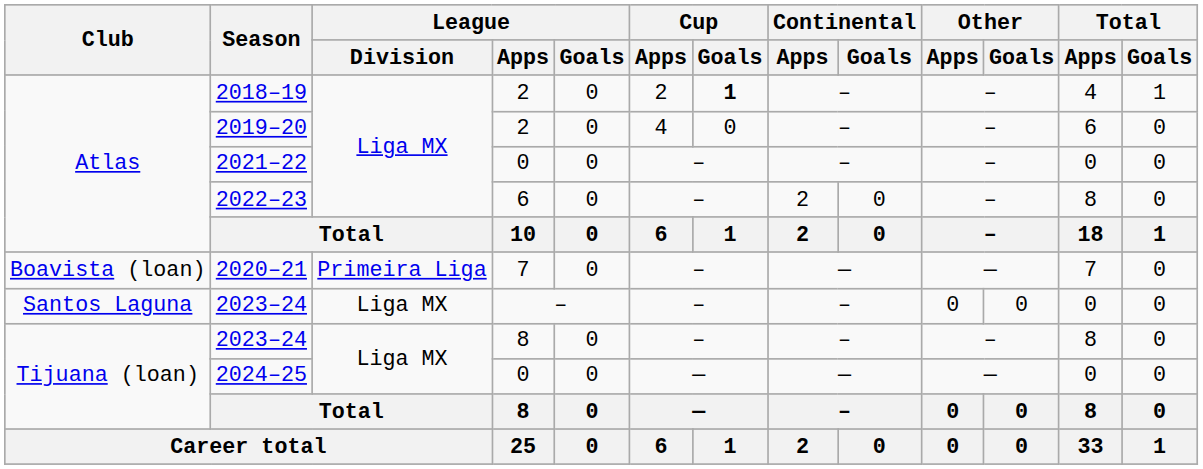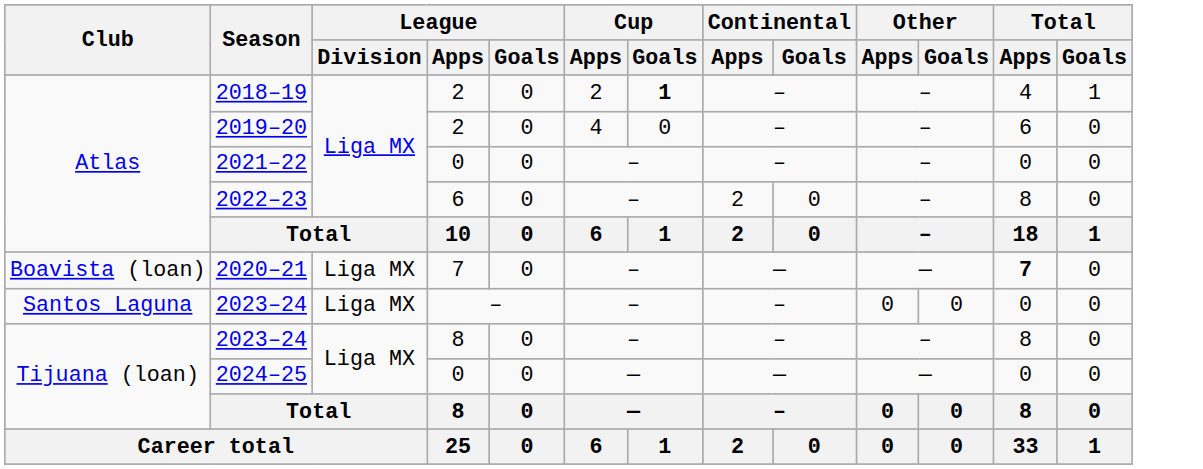(402, 270) Primeira Liga -> (369, 270) Liga MX
(1091, 270) normal -> (1025, 270) bold
